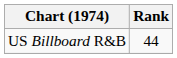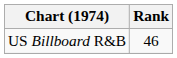(151, 41) 44 -> (151, 41) 46
